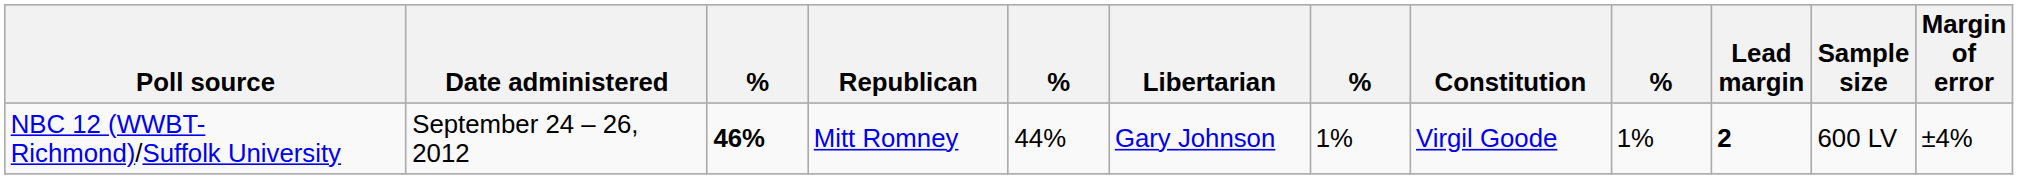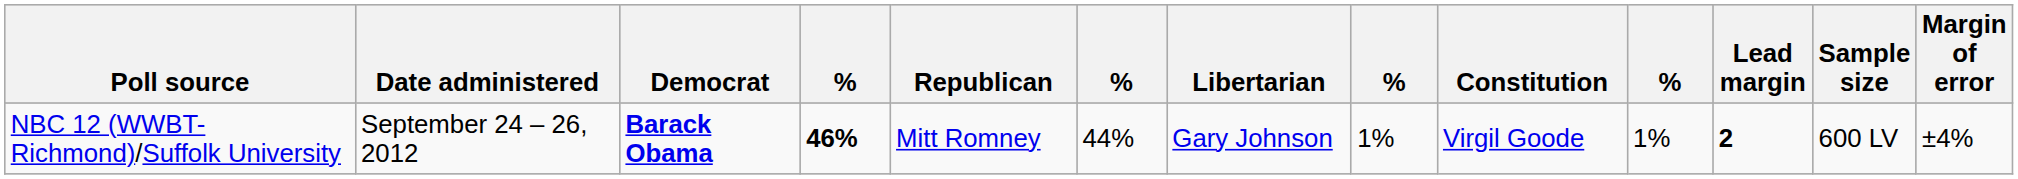+ column: (710, 82)
